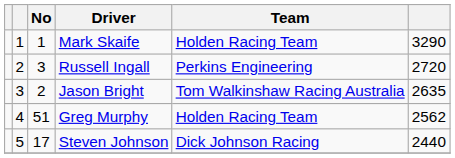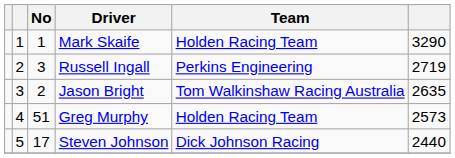(429, 67) 2720 -> (429, 67) 2719
(429, 116) 2562 -> (429, 116) 2573
